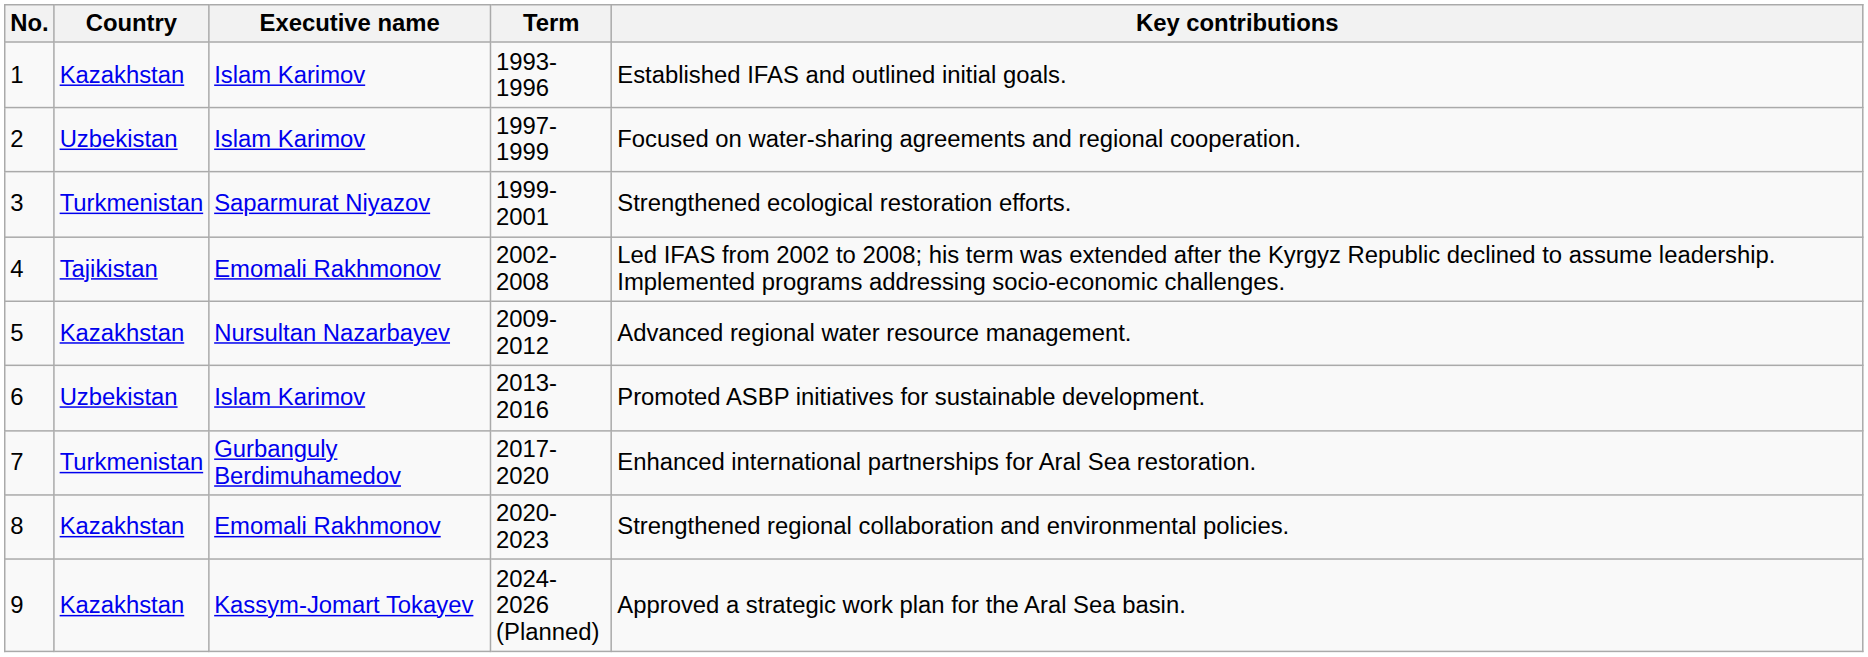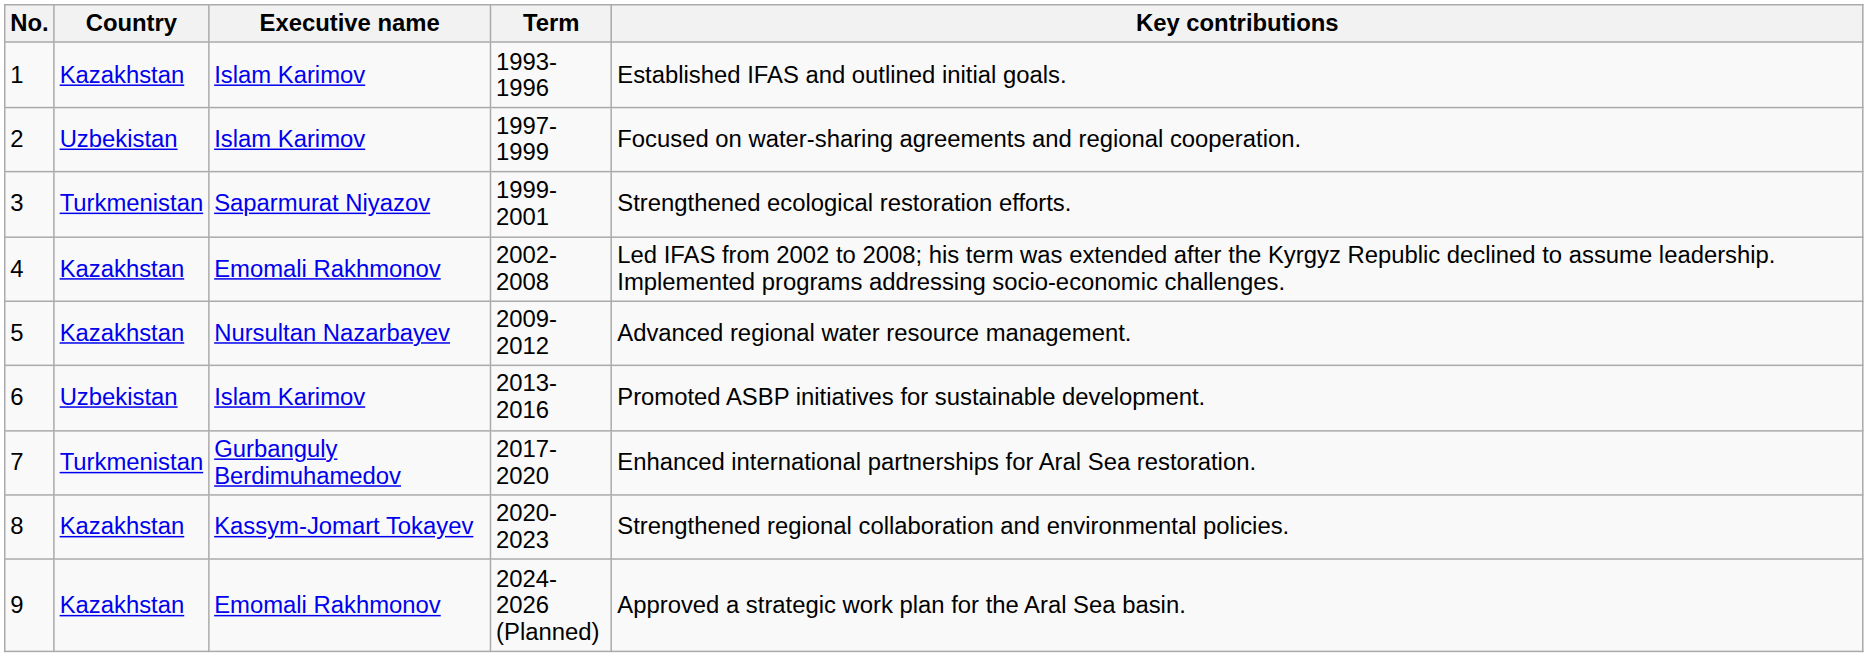(109, 268) Tajikistan -> (122, 268) Kazakhstan
(327, 527) Emomali Rakhmonov -> (344, 527) Kassym-Jomart Tokayev
(344, 605) Kassym-Jomart Tokayev -> (327, 605) Emomali Rakhmonov
